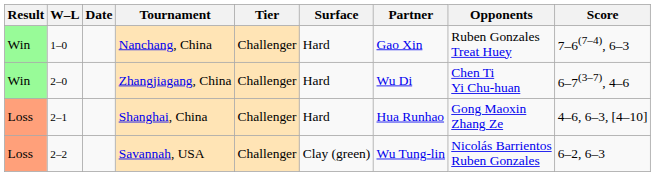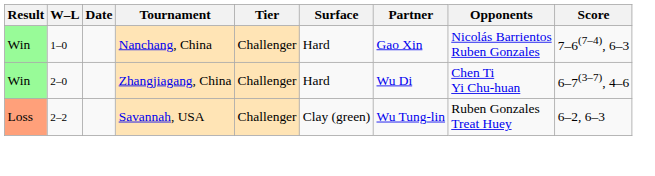(495, 44) Ruben Gonzales Treat Huey -> (501, 44) Nicolás Barrientos Ruben Gonzales
- row: (163, 116)
(501, 153) Nicolás Barrientos Ruben Gonzales -> (495, 116) Ruben Gonzales Treat Huey
